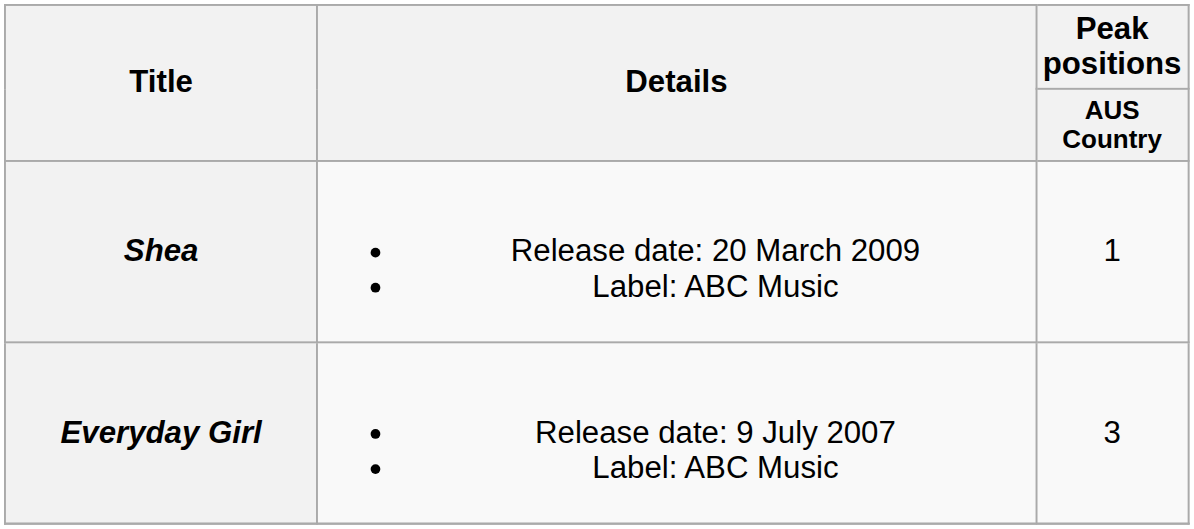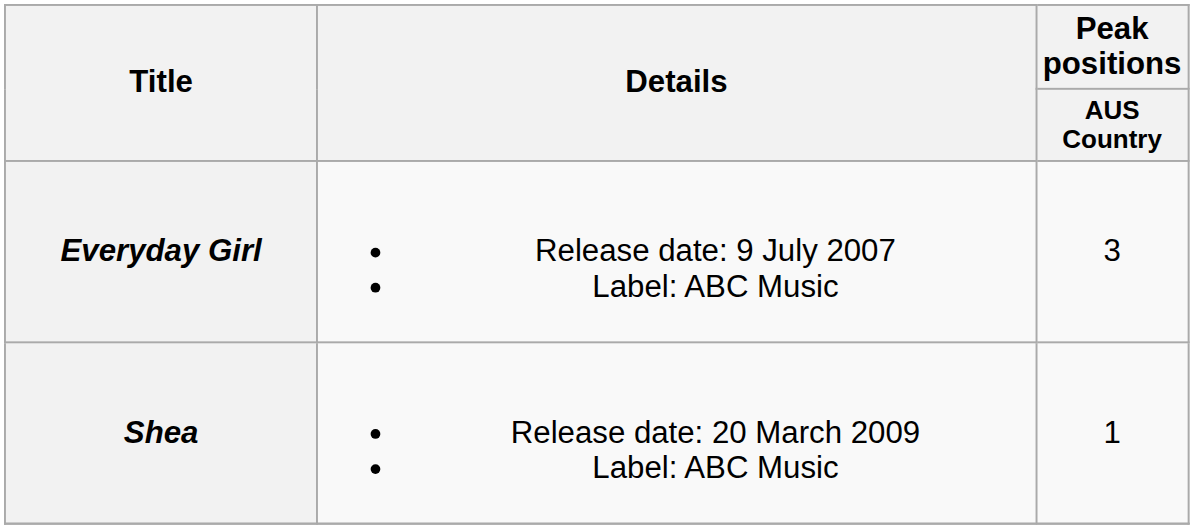rows swapped: (161, 433) <-> (161, 250)
